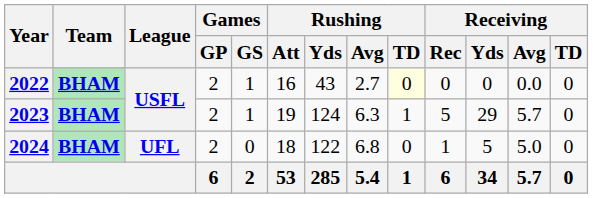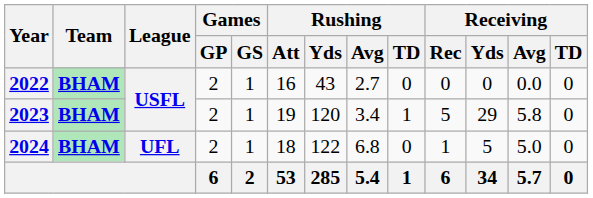(407, 83) lightyellow background -> (407, 83) no background
(325, 114) 124 -> (325, 114) 120
(367, 114) 6.3 -> (367, 114) 3.4
(529, 114) 5.7 -> (529, 114) 5.8
(250, 146) 0 -> (250, 146) 1
